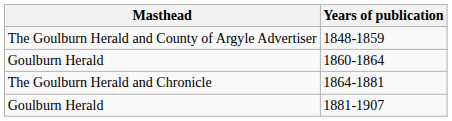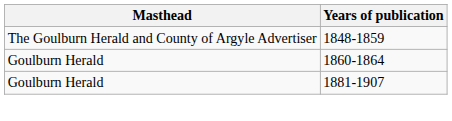- row: (354, 82)
